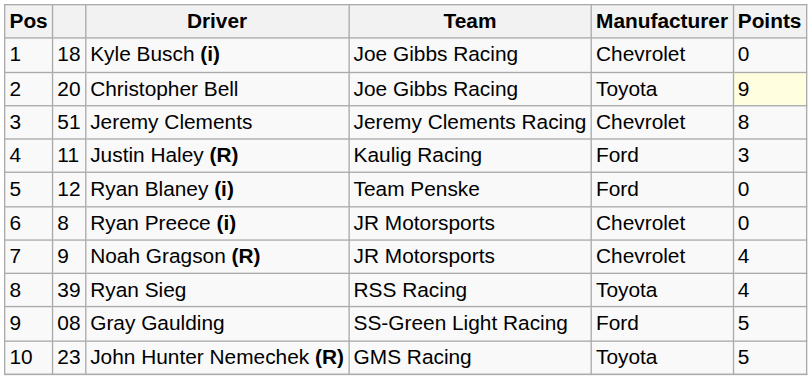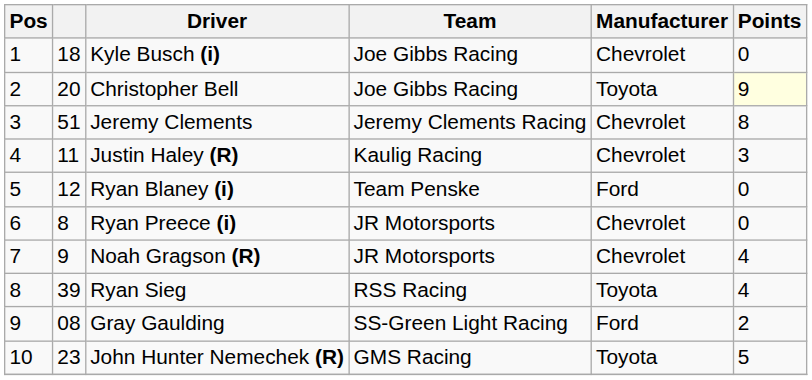(617, 155) Ford -> (641, 155) Chevrolet
(744, 323) 5 -> (744, 323) 2
